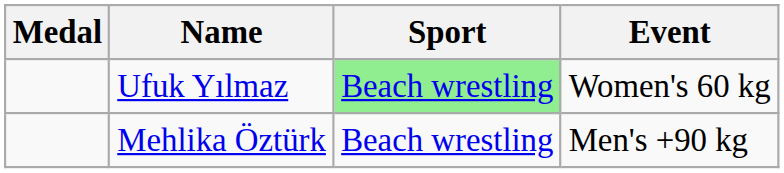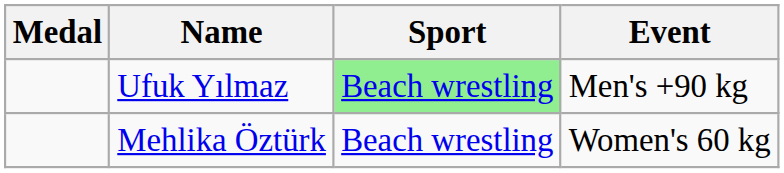(670, 85) Women's 60 kg -> (658, 85) Men's +90 kg
(658, 140) Men's +90 kg -> (670, 140) Women's 60 kg
